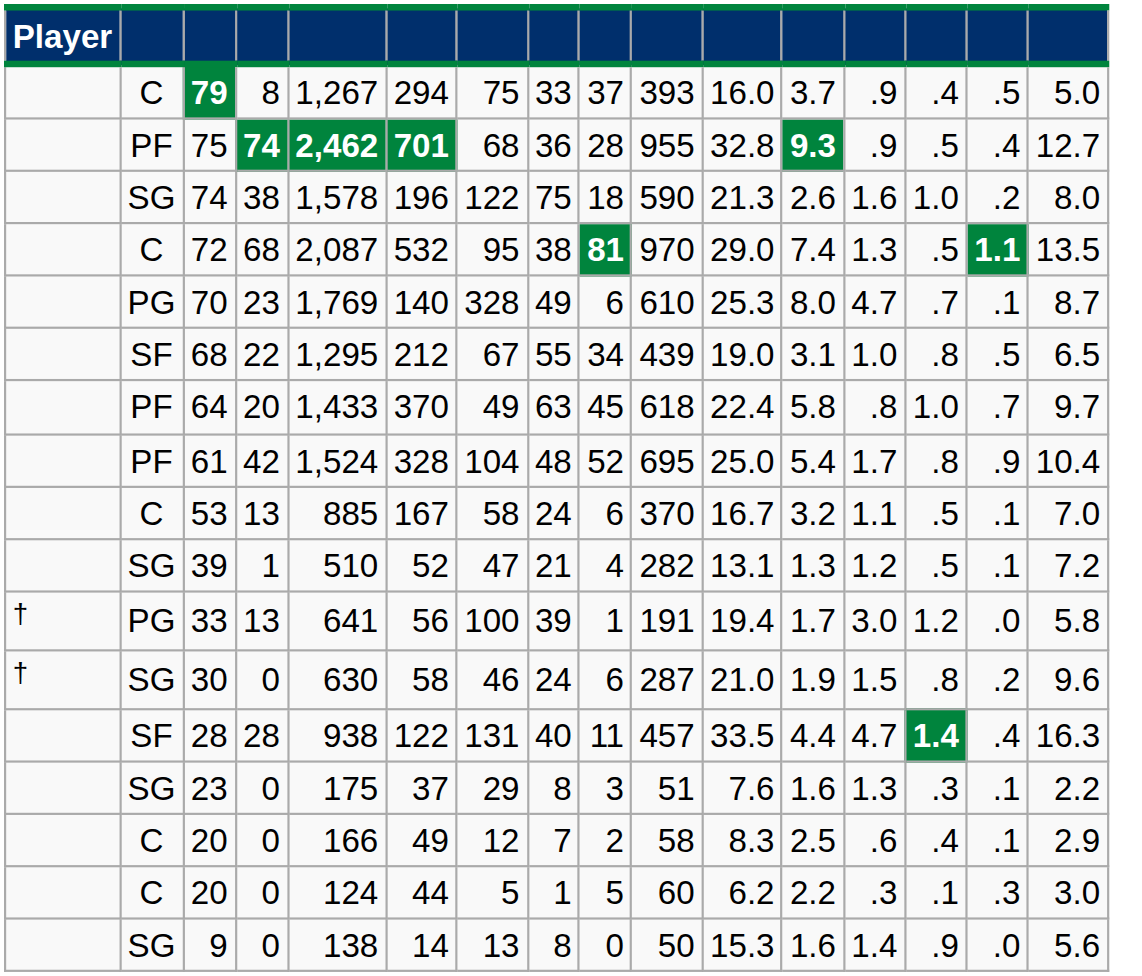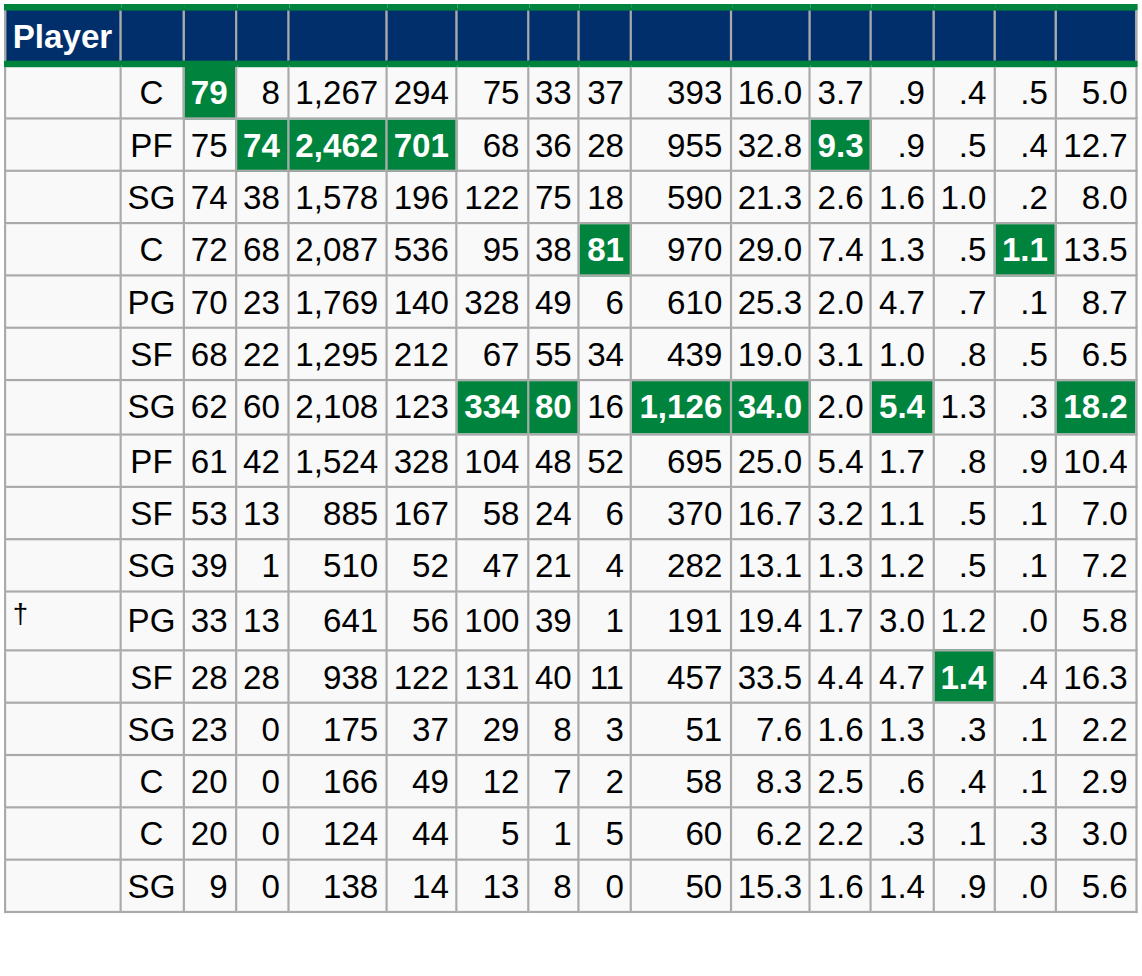(421, 250) 532 -> (421, 250) 536
(813, 303) 8.0 -> (841, 303) 2.0
- row: (209, 407)
+ row: (209, 407)
(152, 512) C -> (152, 512) SF
- row: (209, 680)
